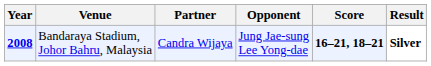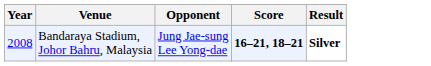- column: (195, 15)
(20, 43) bold -> (20, 43) normal
